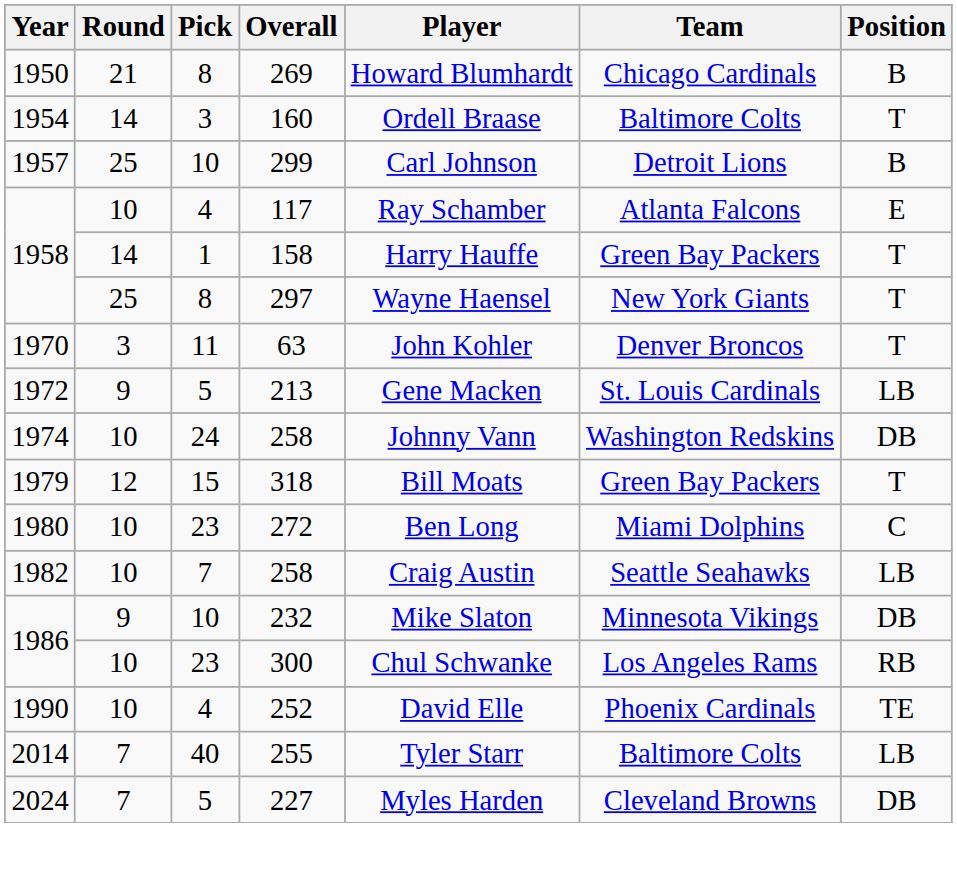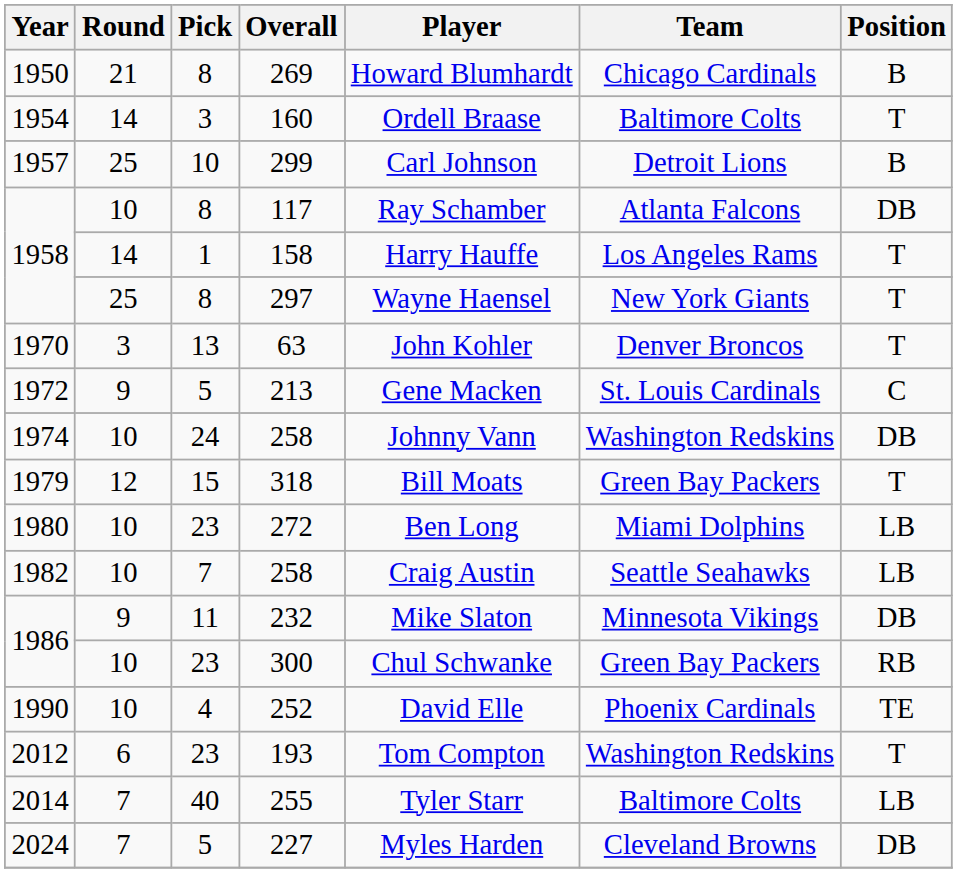(205, 208) 4 -> (205, 208) 8
(897, 208) E -> (897, 208) DB
(710, 254) Green Bay Packers -> (710, 254) Los Angeles Rams
(205, 345) 11 -> (205, 345) 13
(897, 390) LB -> (897, 390) C
(897, 526) C -> (897, 526) LB
(205, 617) 10 -> (205, 617) 11
(710, 663) Los Angeles Rams -> (710, 663) Green Bay Packers
+ row: (40, 753)
